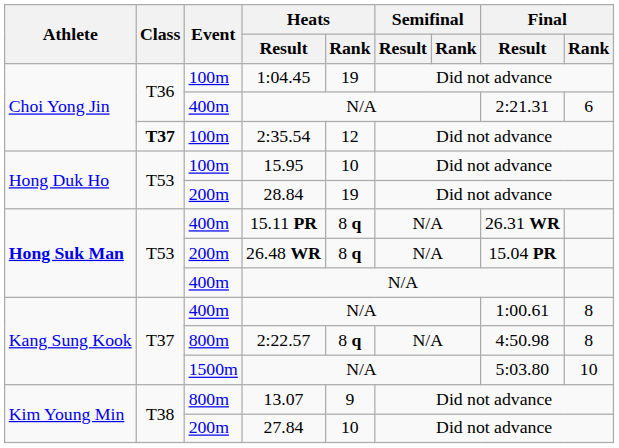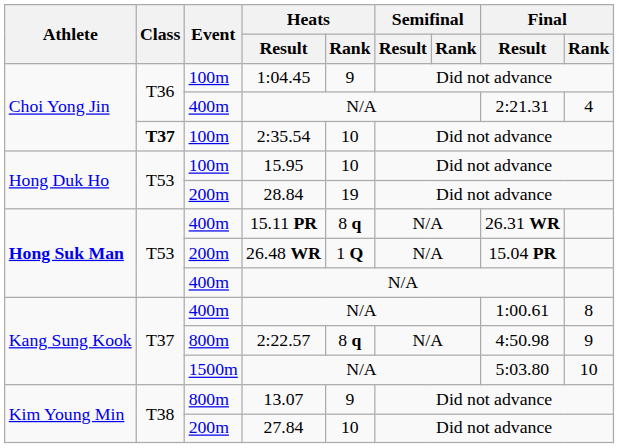(350, 77) 19 -> (350, 77) 9
(589, 107) 6 -> (589, 107) 4
(350, 136) 12 -> (350, 136) 10
(350, 253) 8 q -> (350, 253) 1 Q
(589, 340) 8 -> (589, 340) 9
